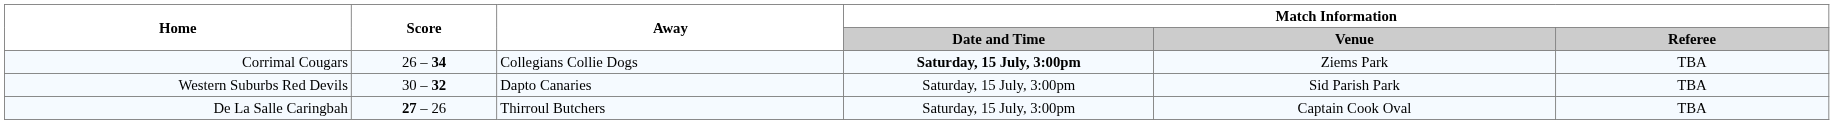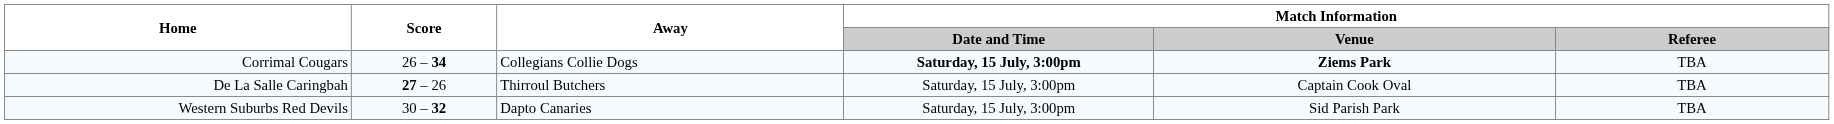(1354, 62) normal -> (1354, 62) bold
rows swapped: (263, 84) <-> (281, 108)
